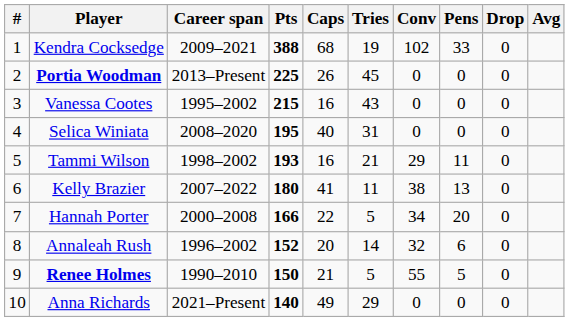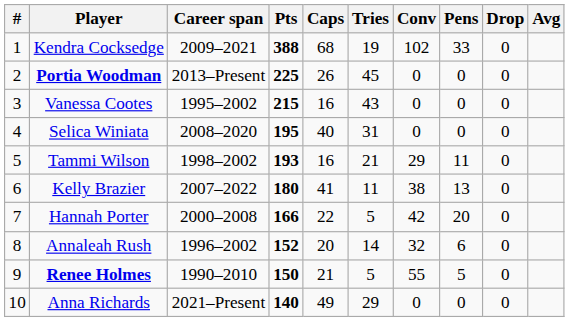(417, 217) 34 -> (417, 217) 42
